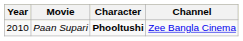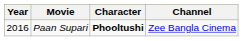(18, 28) 2010 -> (18, 28) 2016
